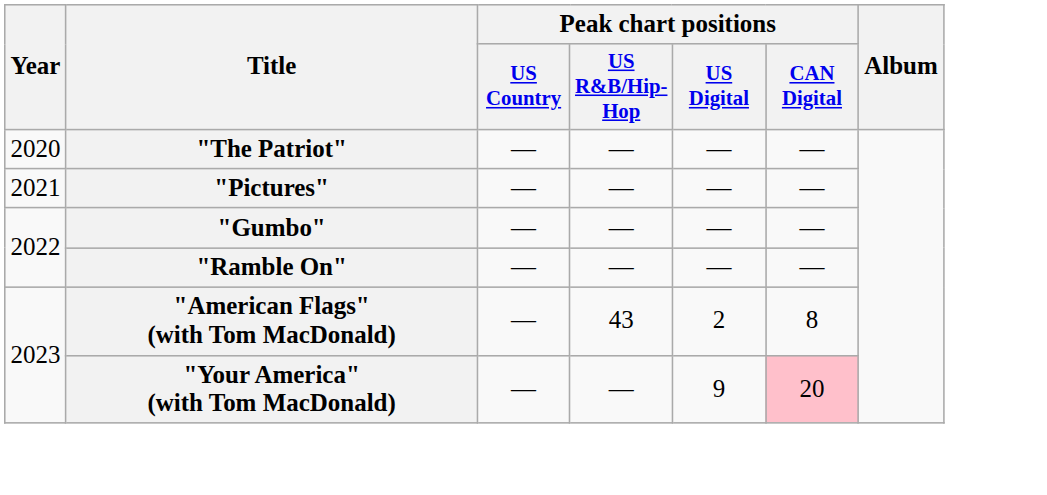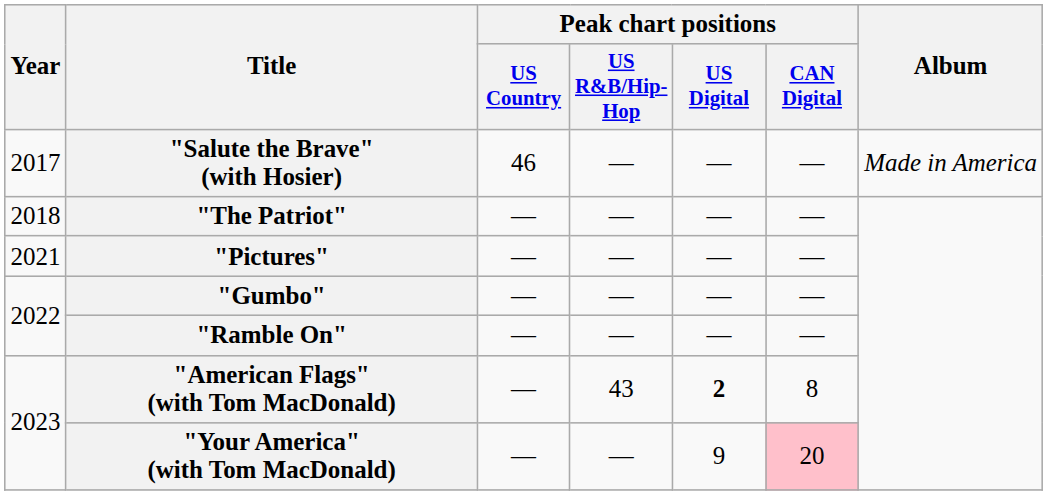+ row: (272, 162)
(35, 148) 2020 -> (35, 216) 2018
(719, 320) normal -> (719, 388) bold
